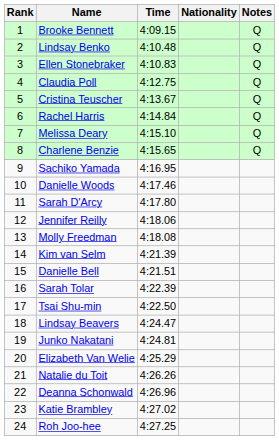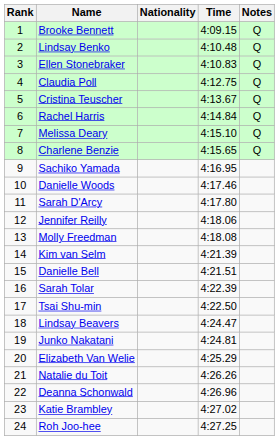columns swapped: (209, 13) <-> (158, 13)
